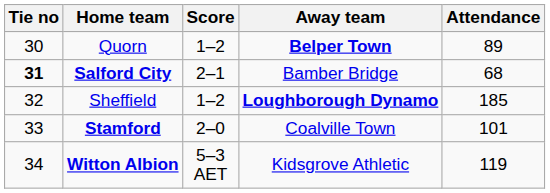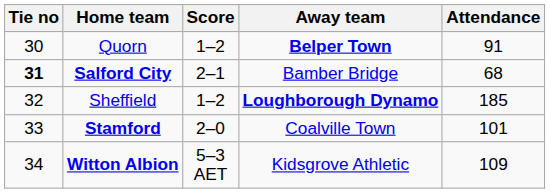(493, 45) 89 -> (493, 45) 91
(493, 164) 119 -> (493, 164) 109
